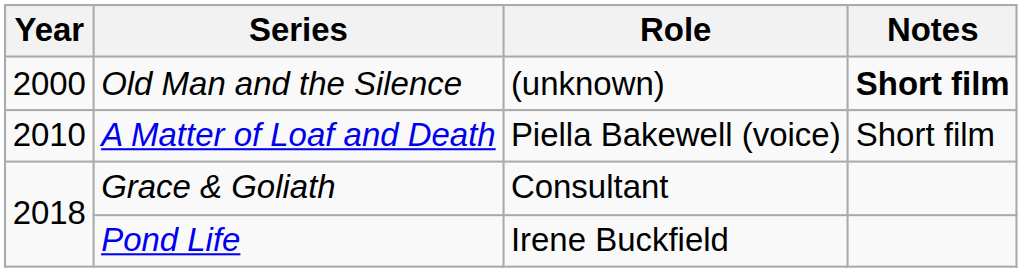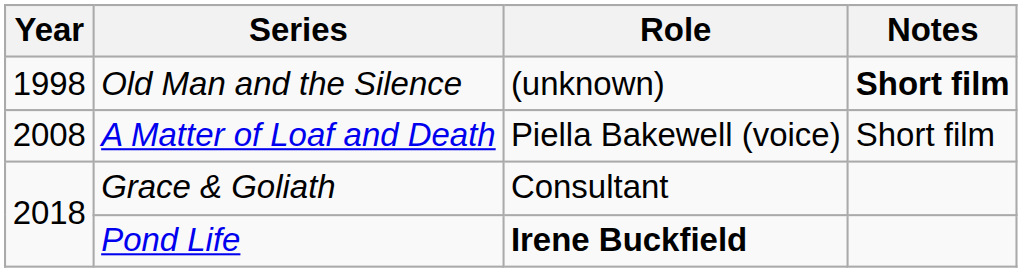(49, 82) 2000 -> (49, 82) 1998
(49, 135) 2010 -> (49, 135) 2008
(620, 239) normal -> (629, 239) bold
